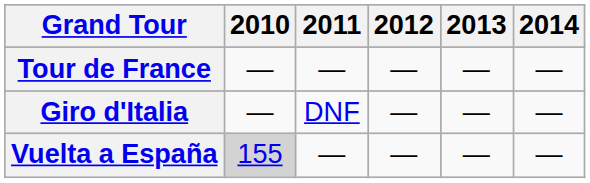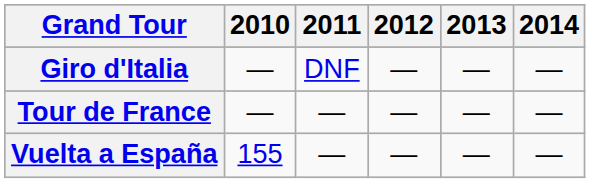rows swapped: (114, 111) <-> (114, 68)
(260, 154) lightgrey background -> (260, 154) no background
